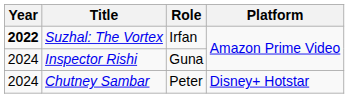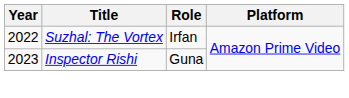(23, 37) bold -> (23, 37) normal
(23, 59) 2024 -> (23, 59) 2023
- row: (97, 81)
